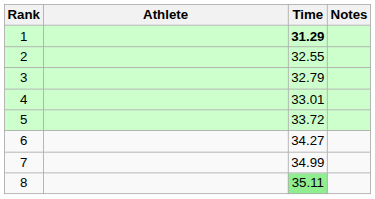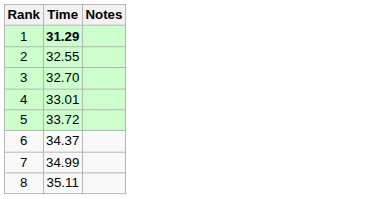- column: (166, 15)
(308, 78) 32.79 -> (63, 78) 32.70
(308, 141) 34.27 -> (63, 141) 34.37
(308, 183) lightgreen background -> (63, 183) no background
